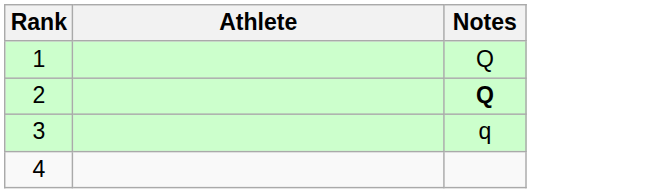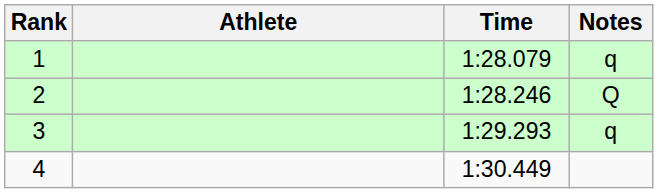+ column: (506, 22)
(485, 59) Q -> (611, 59) q
(485, 95) bold -> (611, 95) normal
